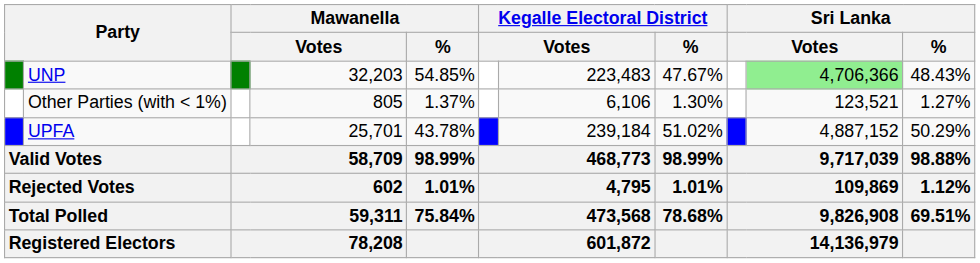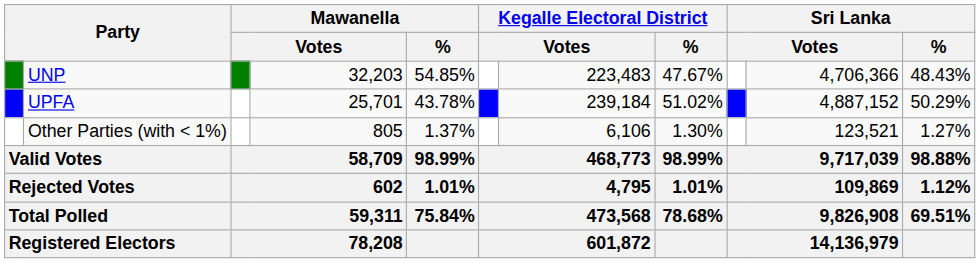(859, 74) lightgreen background -> (859, 74) no background
rows swapped: (51, 131) <-> (127, 103)
